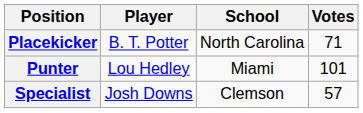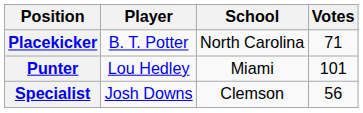(333, 94) 57 -> (333, 94) 56
